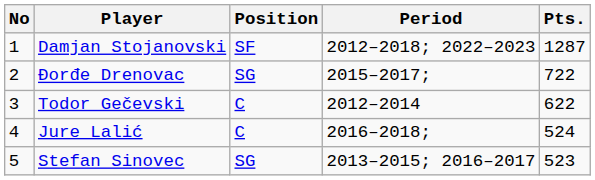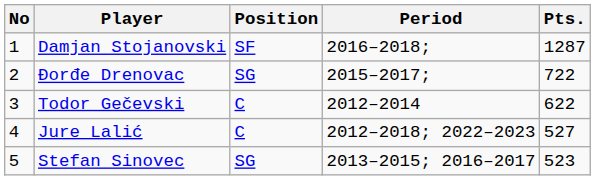(431, 47) 2012–2018; 2022–2023 -> (379, 47) 2016–2018;
(379, 132) 2016–2018; -> (431, 132) 2012–2018; 2022–2023
(559, 132) 524 -> (559, 132) 527
